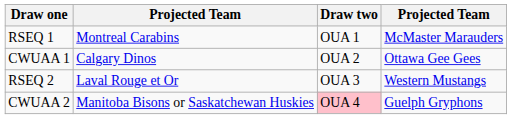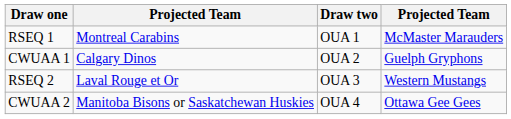(432, 59) Ottawa Gee Gees -> (433, 59) Guelph Gryphons
(340, 102) pink background -> (340, 102) no background
(433, 102) Guelph Gryphons -> (432, 102) Ottawa Gee Gees
